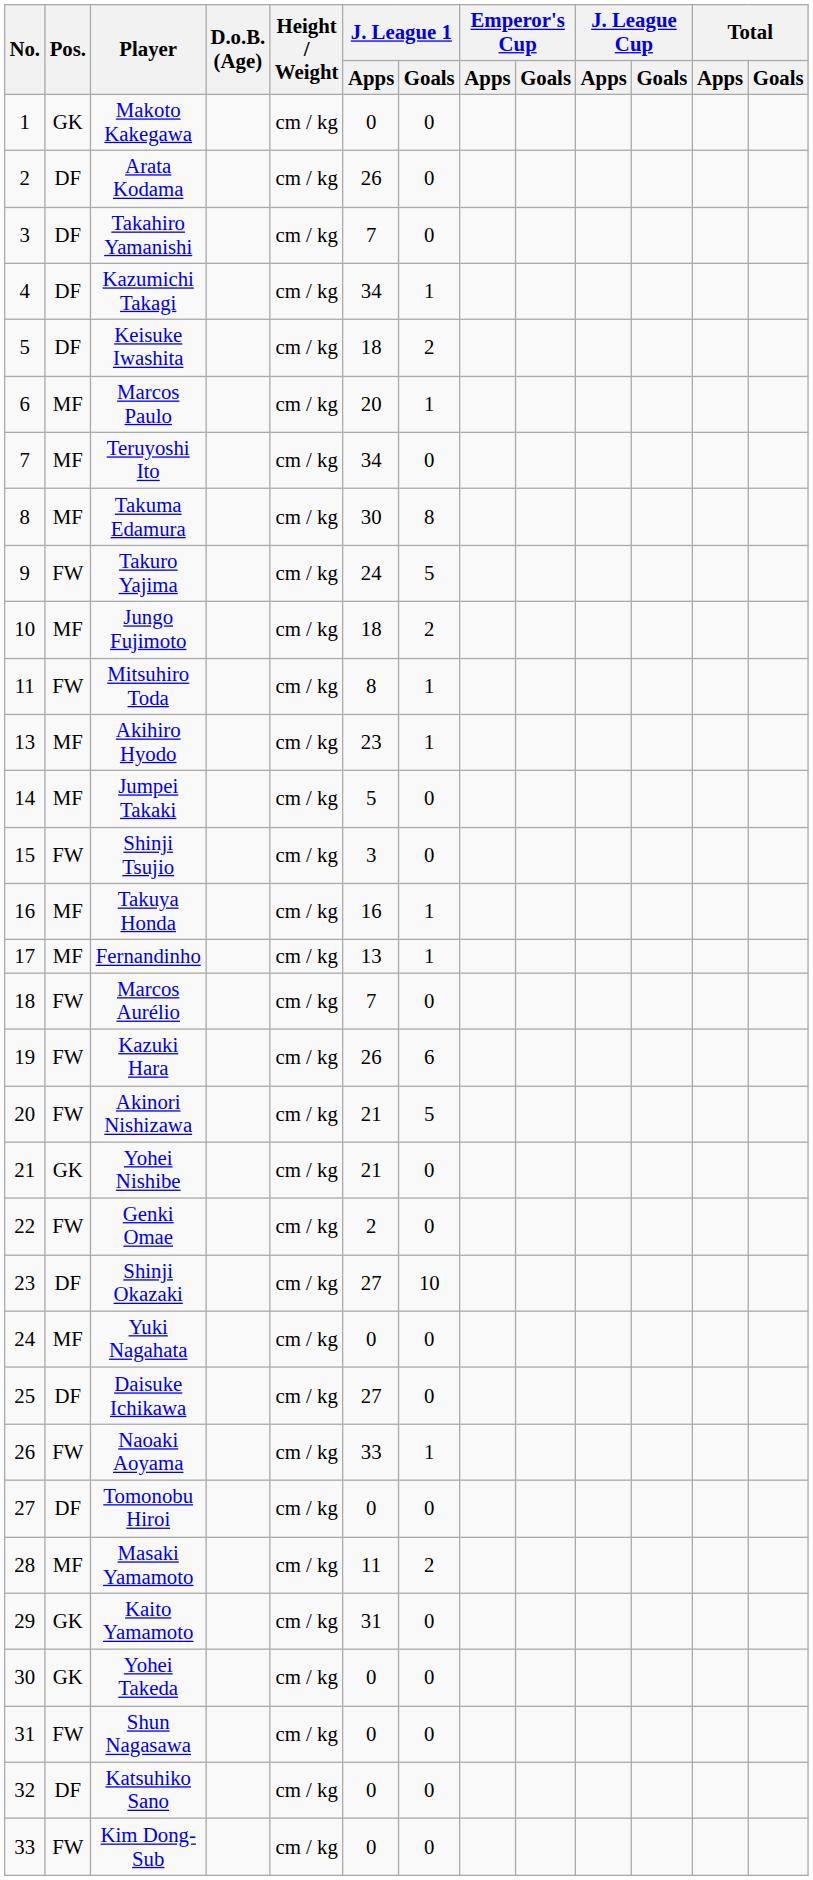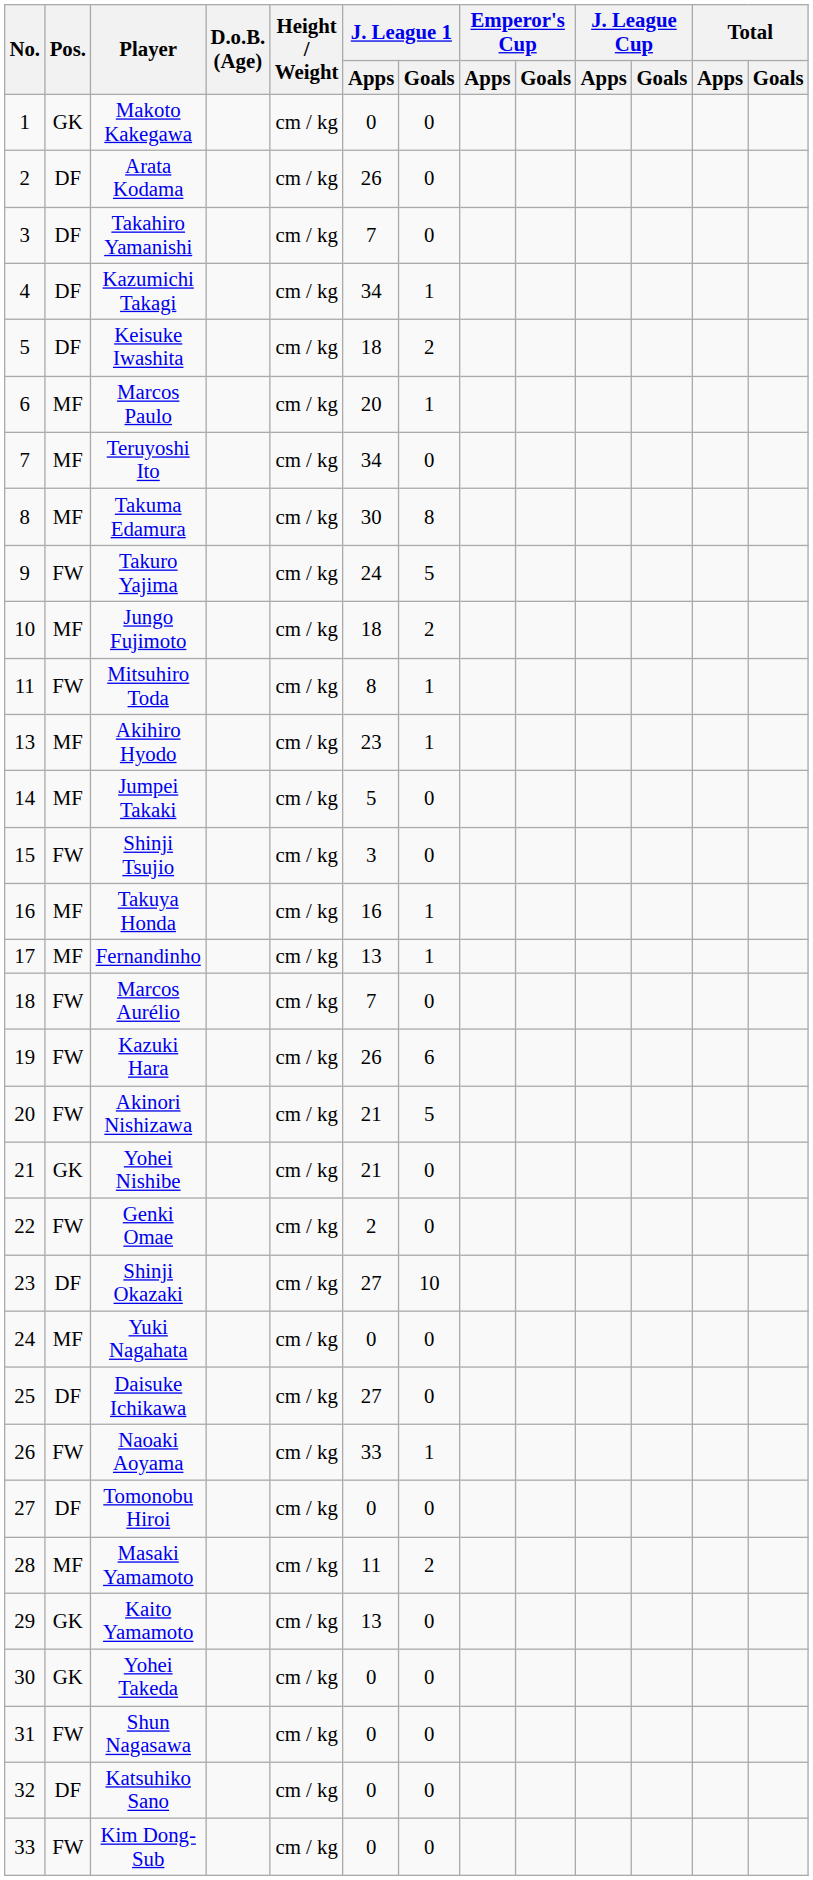(371, 1621) 31 -> (371, 1621) 13
